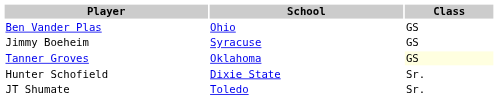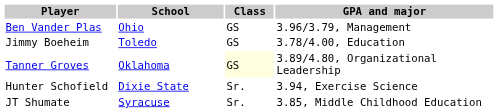+ column: (384, 12)
(236, 43) Syracuse -> (138, 43) Toledo
(229, 90) Toledo -> (144, 102) Syracuse
